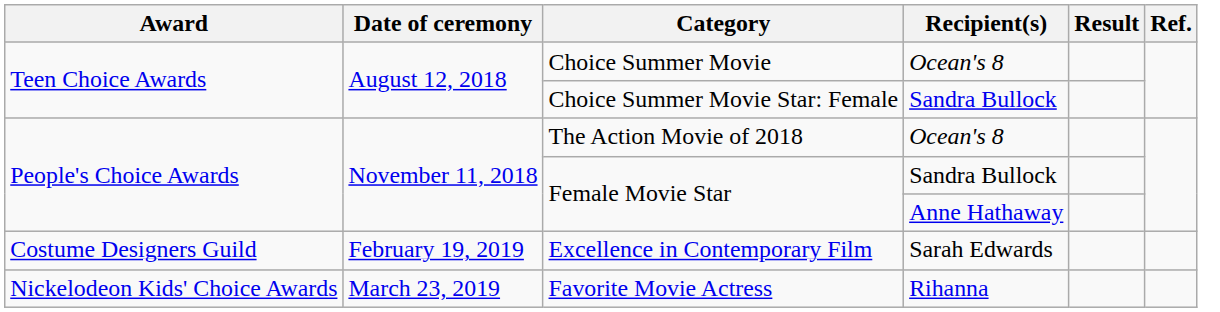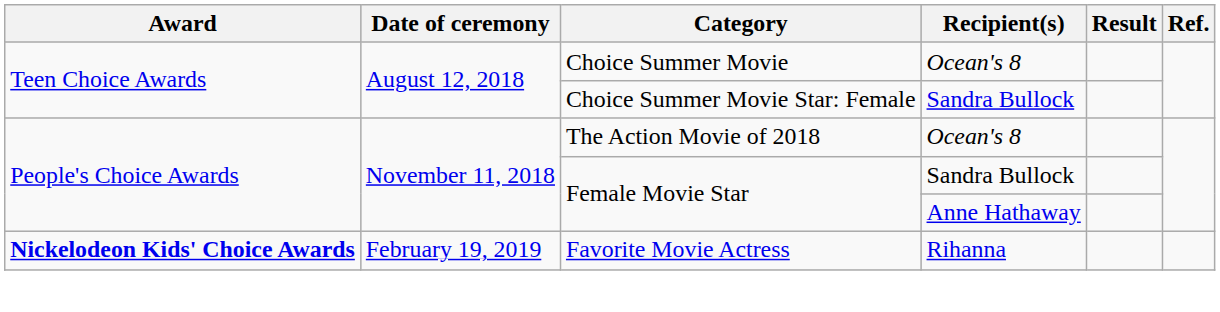- row: (710, 250)
(174, 288) normal -> (183, 250) bold
(424, 288) March 23, 2019 -> (454, 250) February 19, 2019
